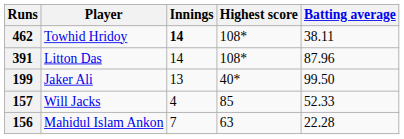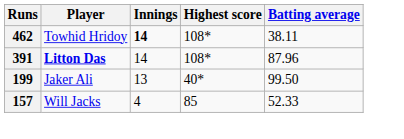(73, 58) normal -> (75, 58) bold
- row: (23, 123)
